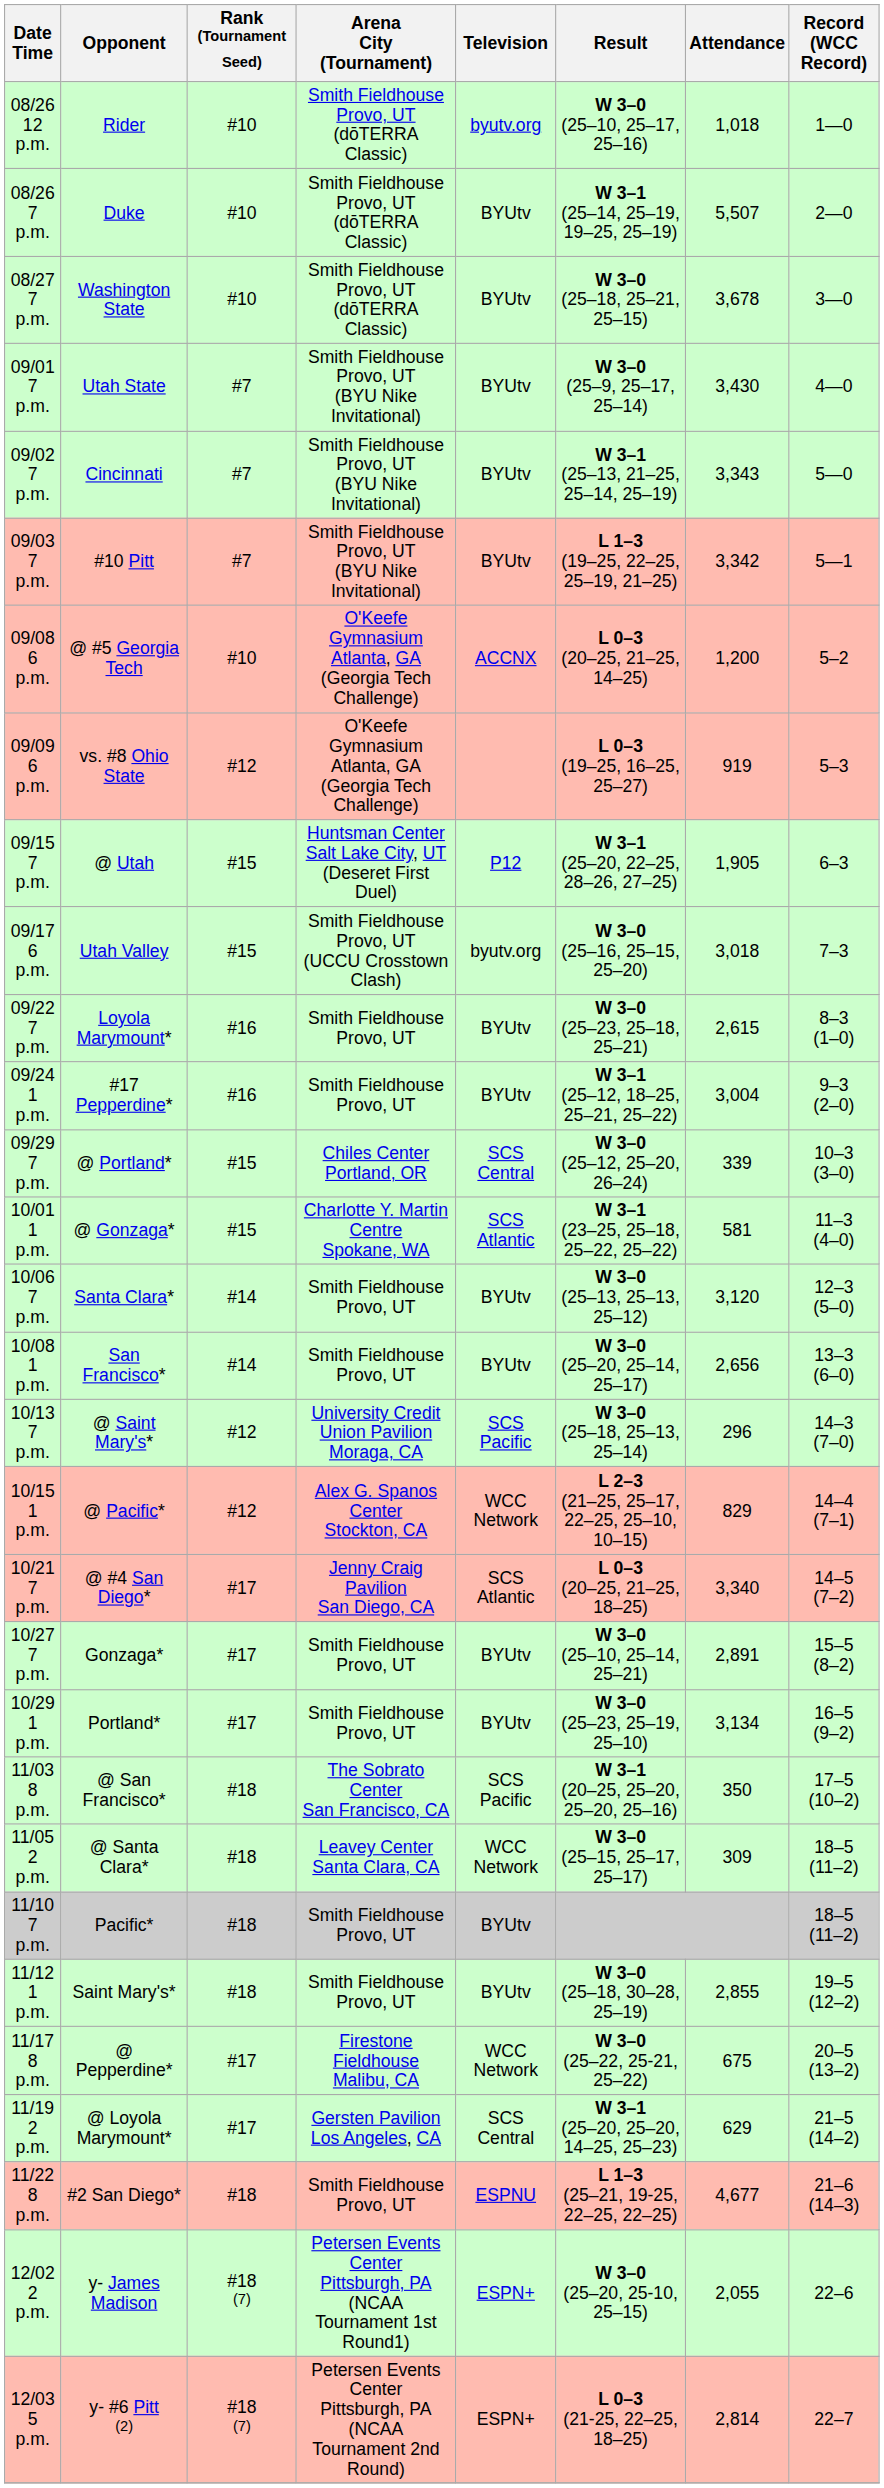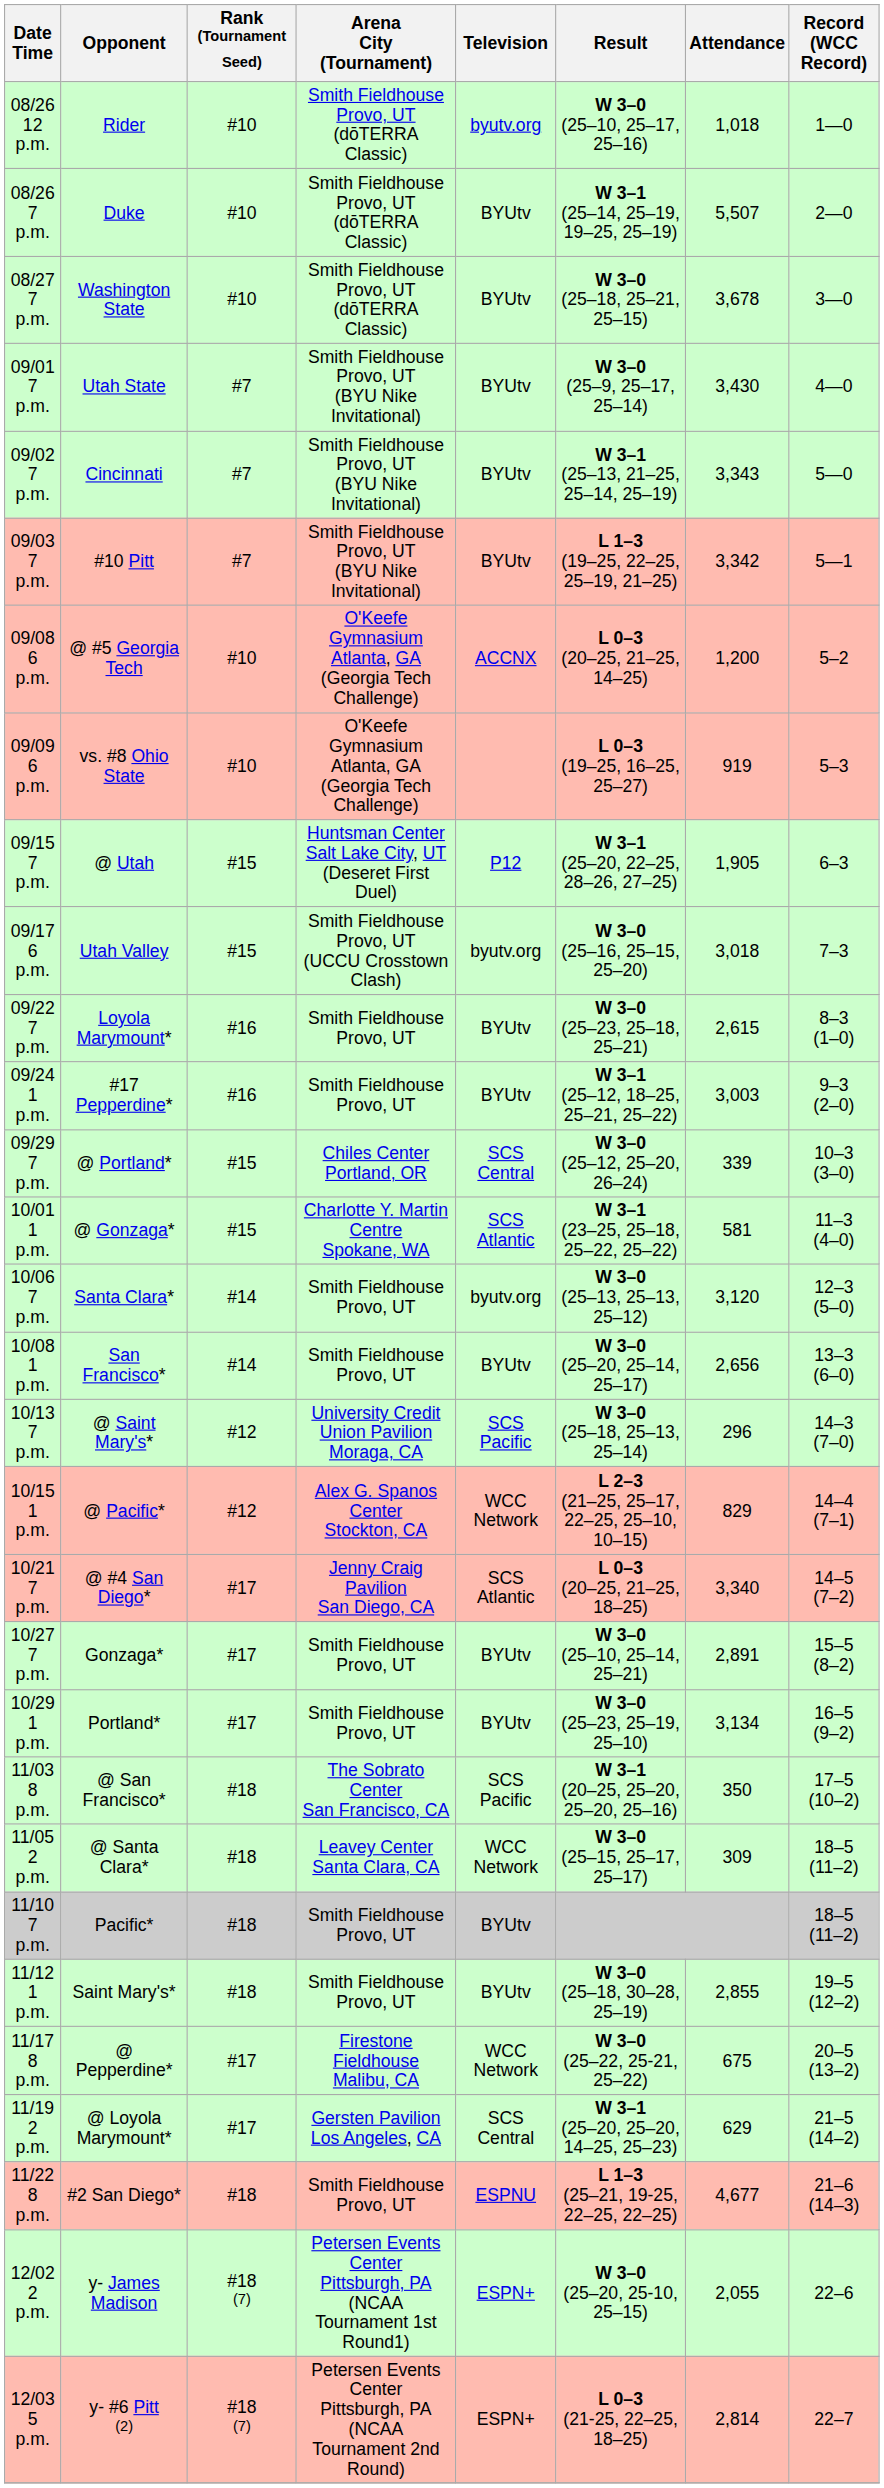(242, 766) #12 -> (242, 766) #10
(737, 1095) 3,004 -> (737, 1095) 3,003
(506, 1298) BYUtv -> (506, 1298) byutv.org
